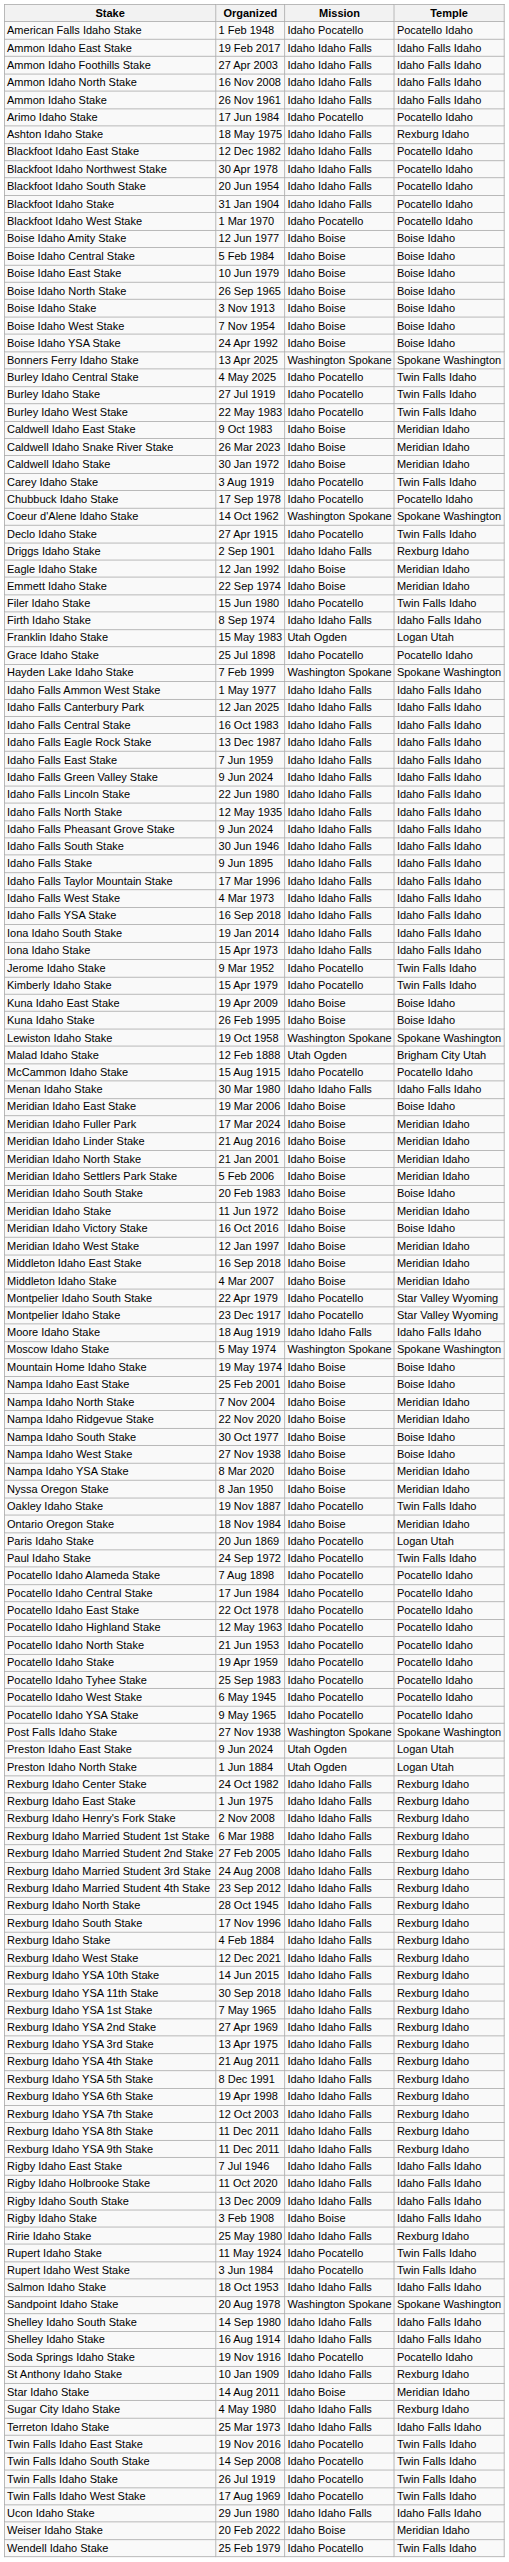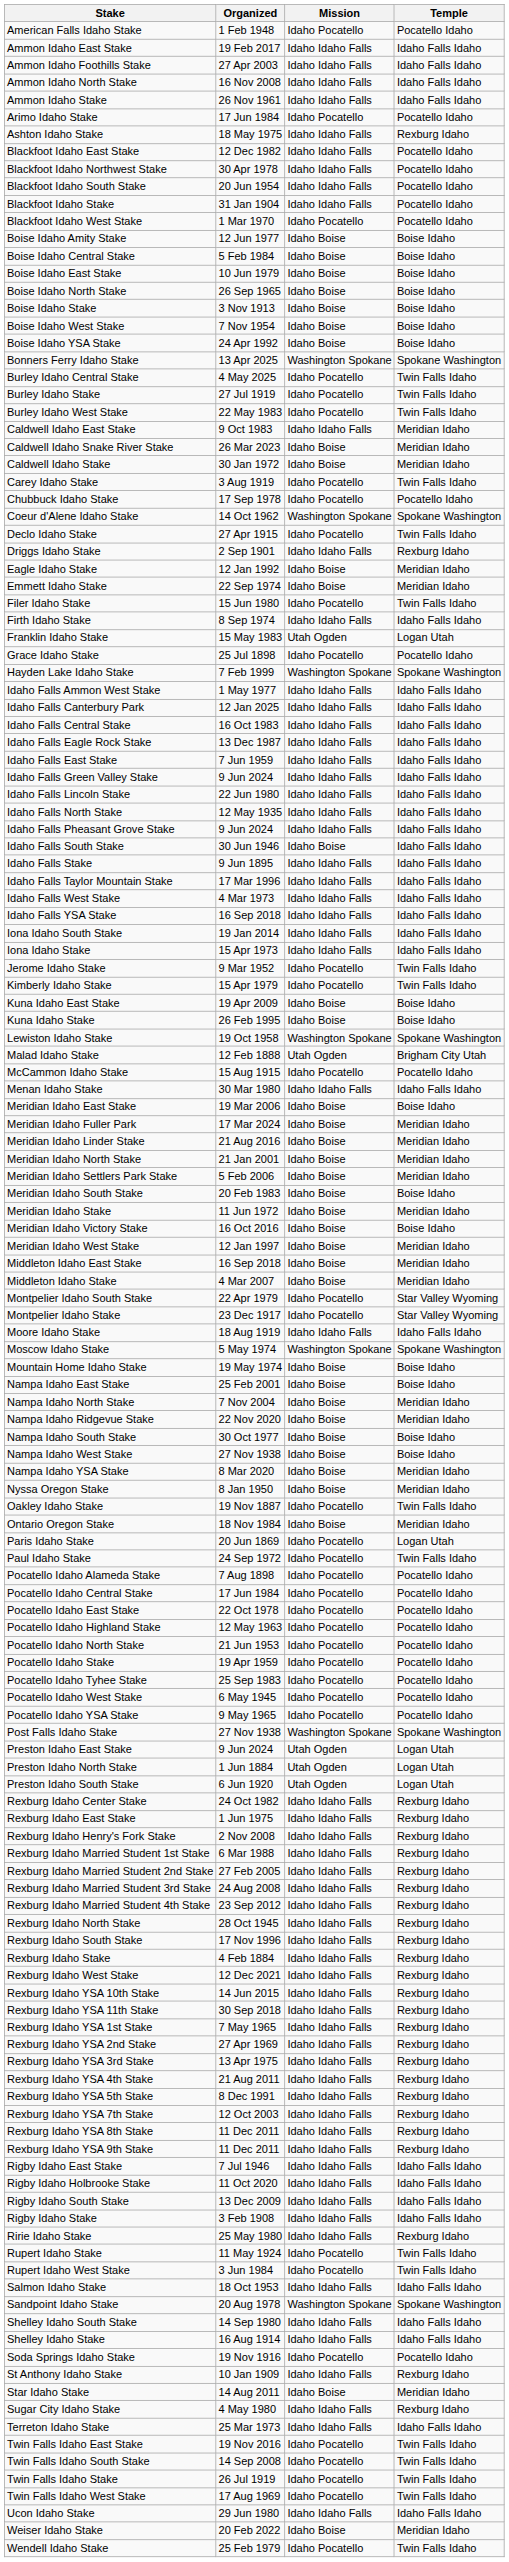(316, 429) Idaho Boise -> (330, 429) Idaho Idaho Falls
(330, 846) Idaho Idaho Falls -> (316, 846) Idaho Boise
+ row: (73, 1784)
- row: (80, 2096)
(316, 2218) Idaho Boise -> (330, 2218) Idaho Idaho Falls
